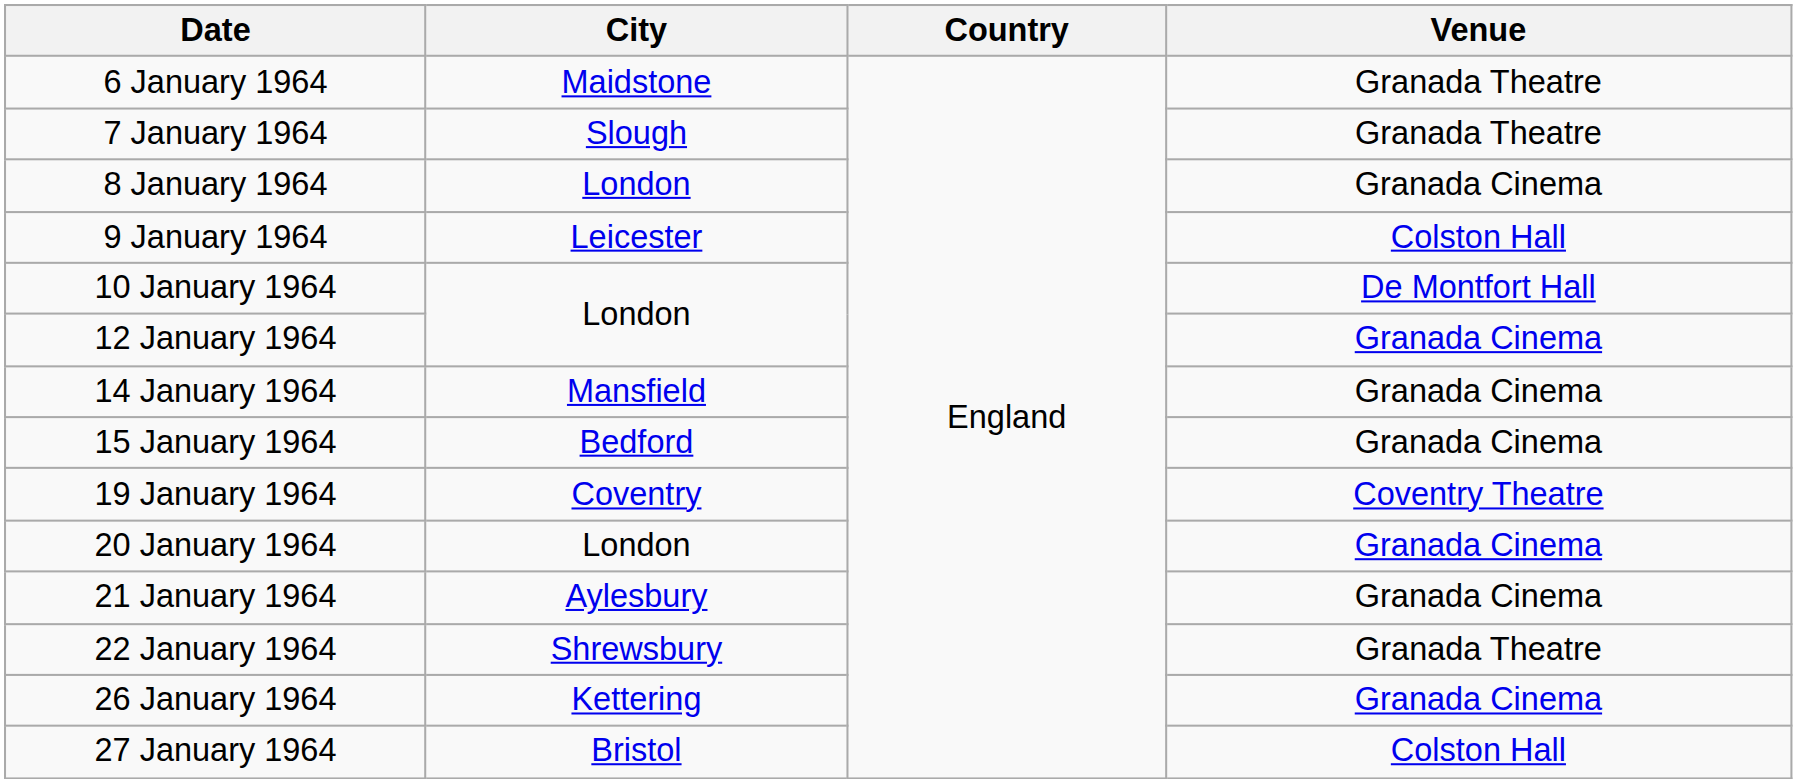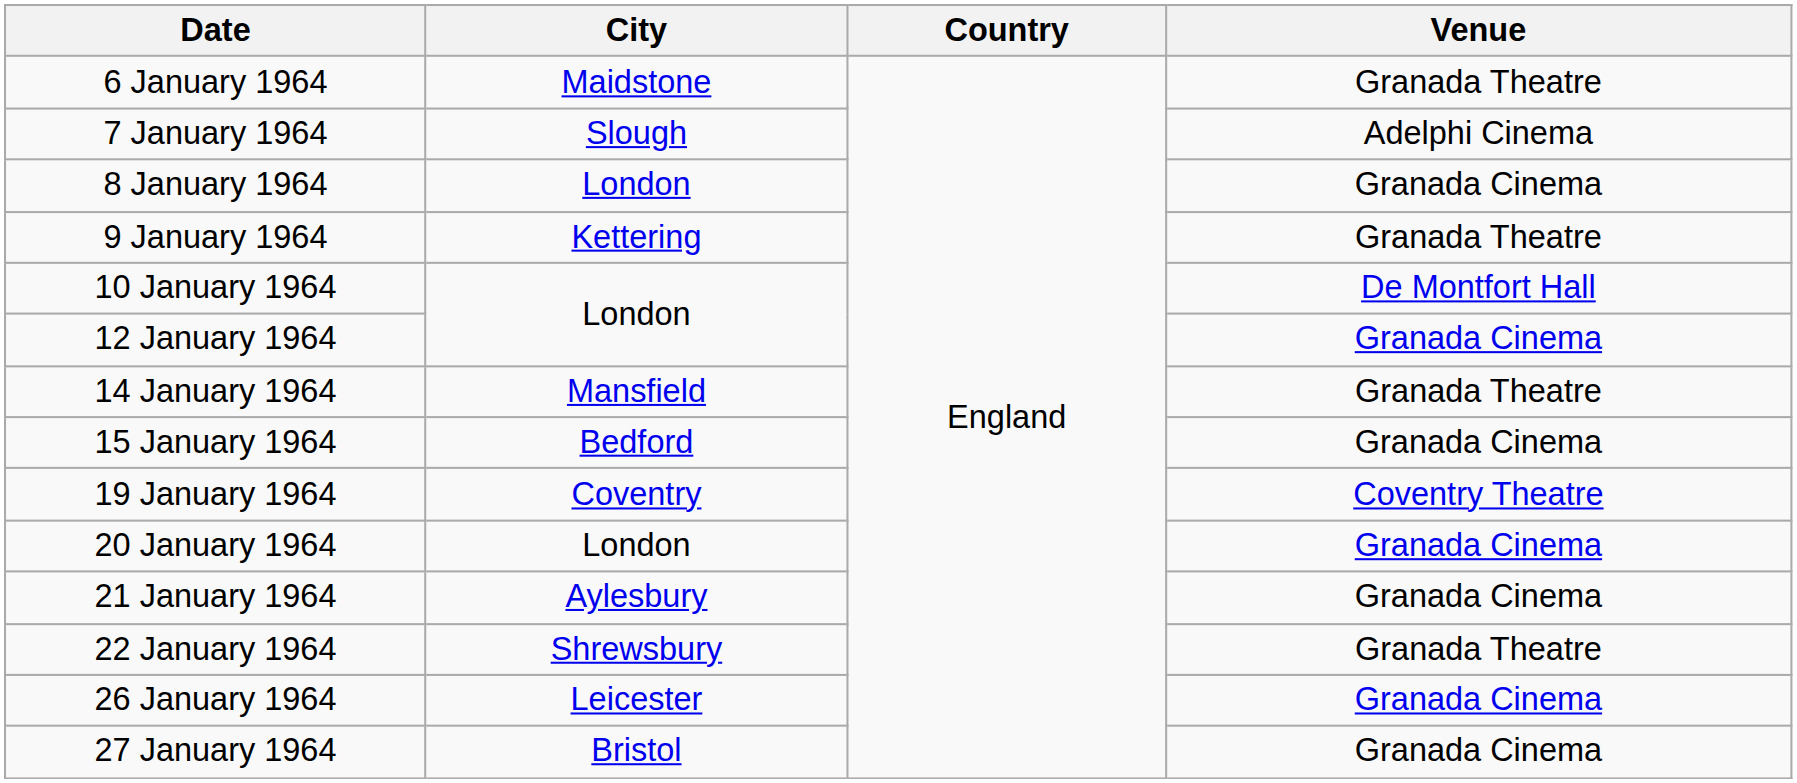(1478, 133) Granada Theatre -> (1478, 133) Adelphi Cinema
(636, 236) Leicester -> (636, 236) Kettering
(1478, 236) Colston Hall -> (1478, 236) Granada Theatre
(1478, 390) Granada Cinema -> (1478, 390) Granada Theatre
(636, 699) Kettering -> (636, 699) Leicester
(1478, 751) Colston Hall -> (1478, 751) Granada Cinema
